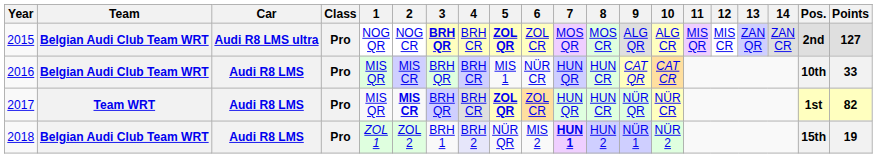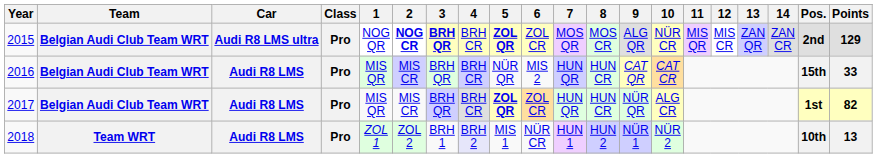(409, 39) normal -> (409, 39) bold
(668, 39) ALG CR -> (668, 39) NÜR CR
(851, 39) 127 -> (851, 39) 129
(505, 72) MIS 1 -> (505, 72) NÜR QR
(537, 72) NÜR CR -> (537, 72) MIS 2
(814, 72) 10th -> (814, 72) 15th
(124, 104) Team WRT -> (124, 104) Belgian Audi Club Team WRT
(409, 104) bold -> (409, 104) normal
(668, 104) NÜR CR -> (668, 104) ALG CR
(124, 137) Belgian Audi Club Team WRT -> (124, 137) Team WRT
(505, 137) NÜR QR -> (505, 137) MIS 1
(537, 137) MIS 2 -> (537, 137) NÜR CR
(570, 137) bold -> (570, 137) normal
(814, 137) 15th -> (814, 137) 10th
(851, 137) 19 -> (851, 137) 13
